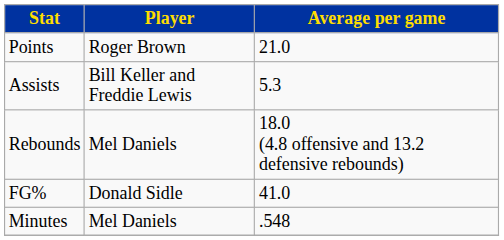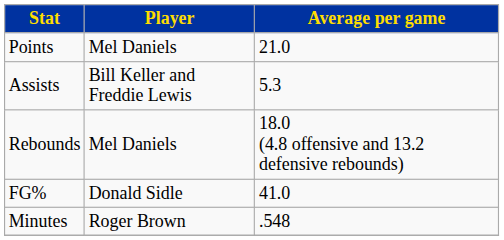(137, 47) Roger Brown -> (133, 47) Mel Daniels
(133, 221) Mel Daniels -> (137, 221) Roger Brown
